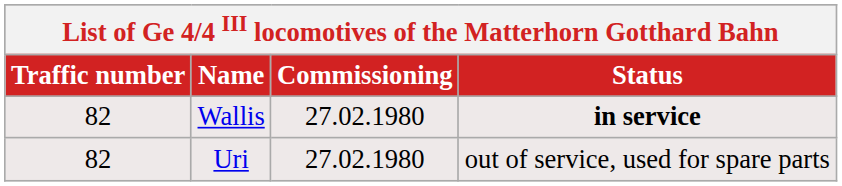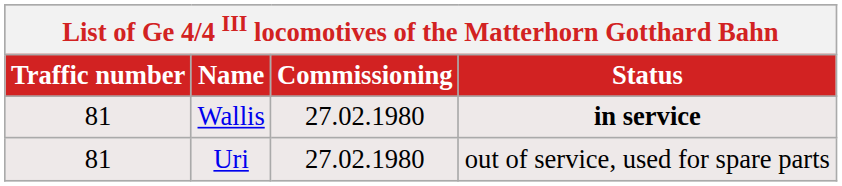(98, 116) 82 -> (98, 116) 81
(98, 159) 82 -> (98, 159) 81
